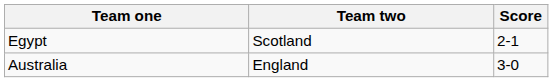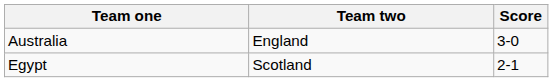rows swapped: (38, 64) <-> (27, 40)
